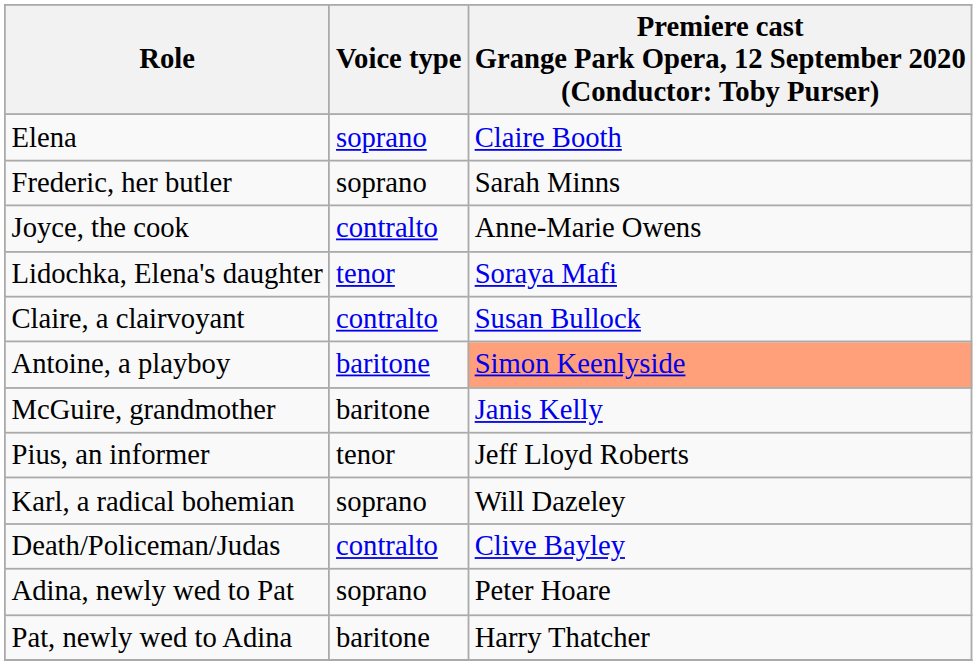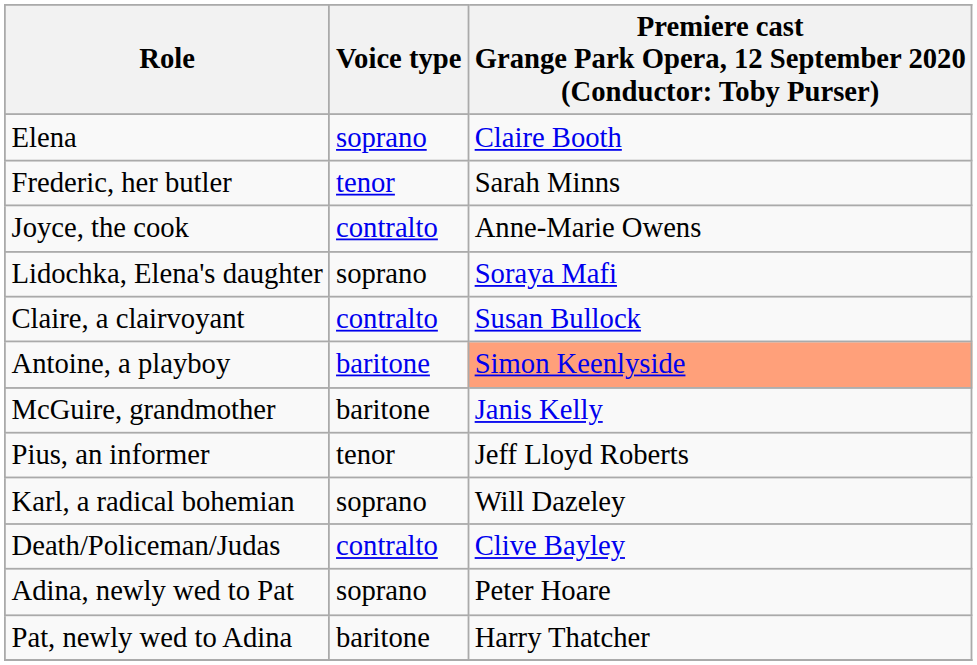(381, 182) soprano -> (365, 182) tenor
(365, 273) tenor -> (381, 273) soprano
